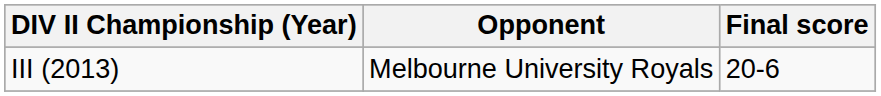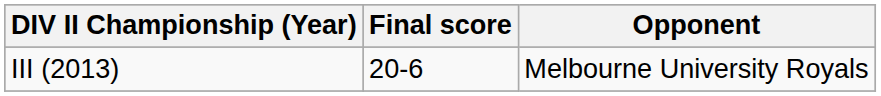columns swapped: (541, 25) <-> (797, 25)
